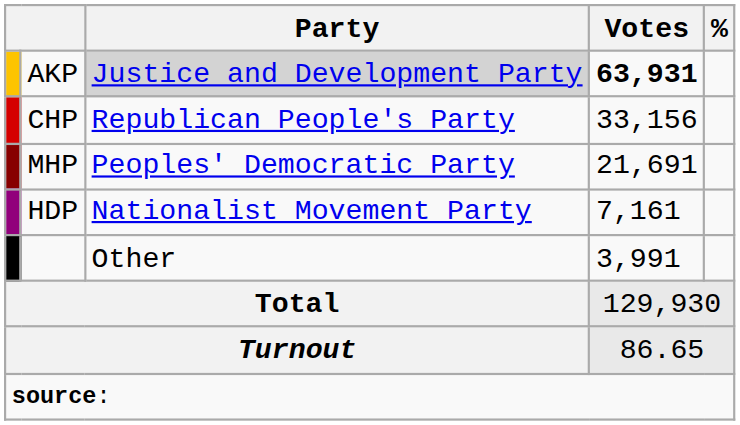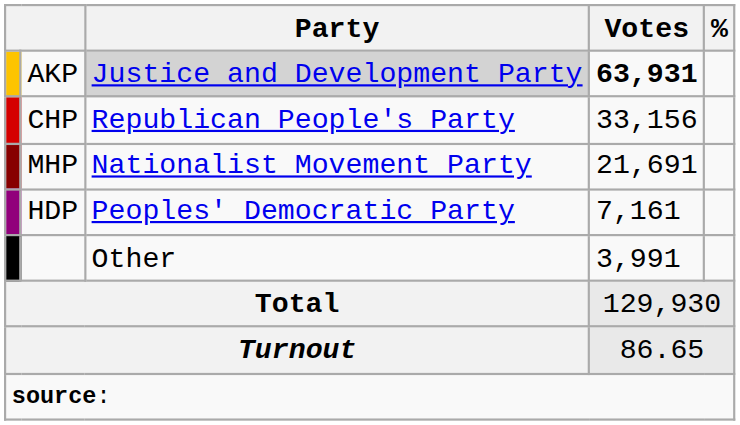(303, 166) Peoples' Democratic Party -> (312, 166) Nationalist Movement Party
(312, 212) Nationalist Movement Party -> (303, 212) Peoples' Democratic Party
